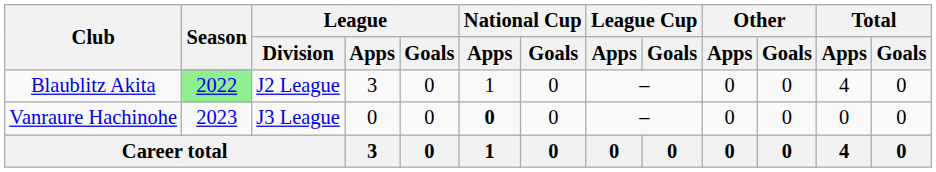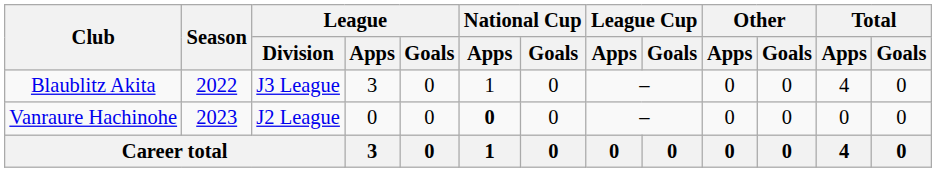(217, 85) lightgreen background -> (217, 85) no background
(298, 85) J2 League -> (298, 85) J3 League
(298, 118) J3 League -> (298, 118) J2 League
